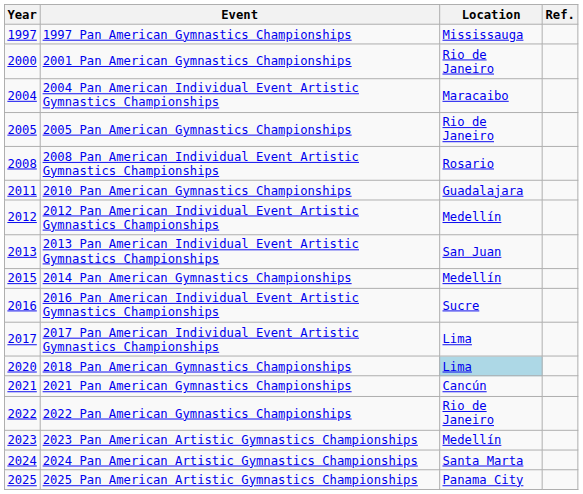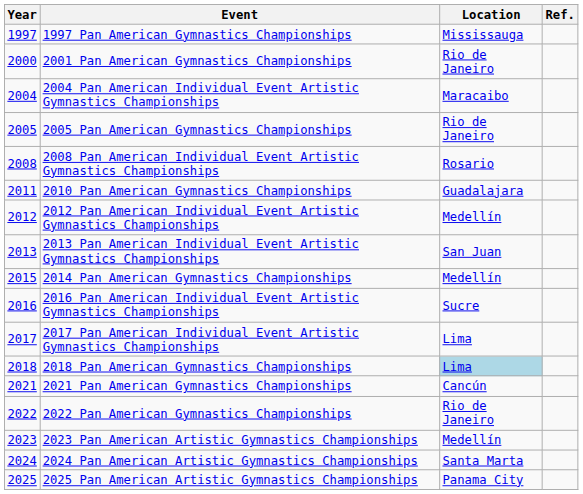(22, 366) 2020 -> (22, 366) 2018
